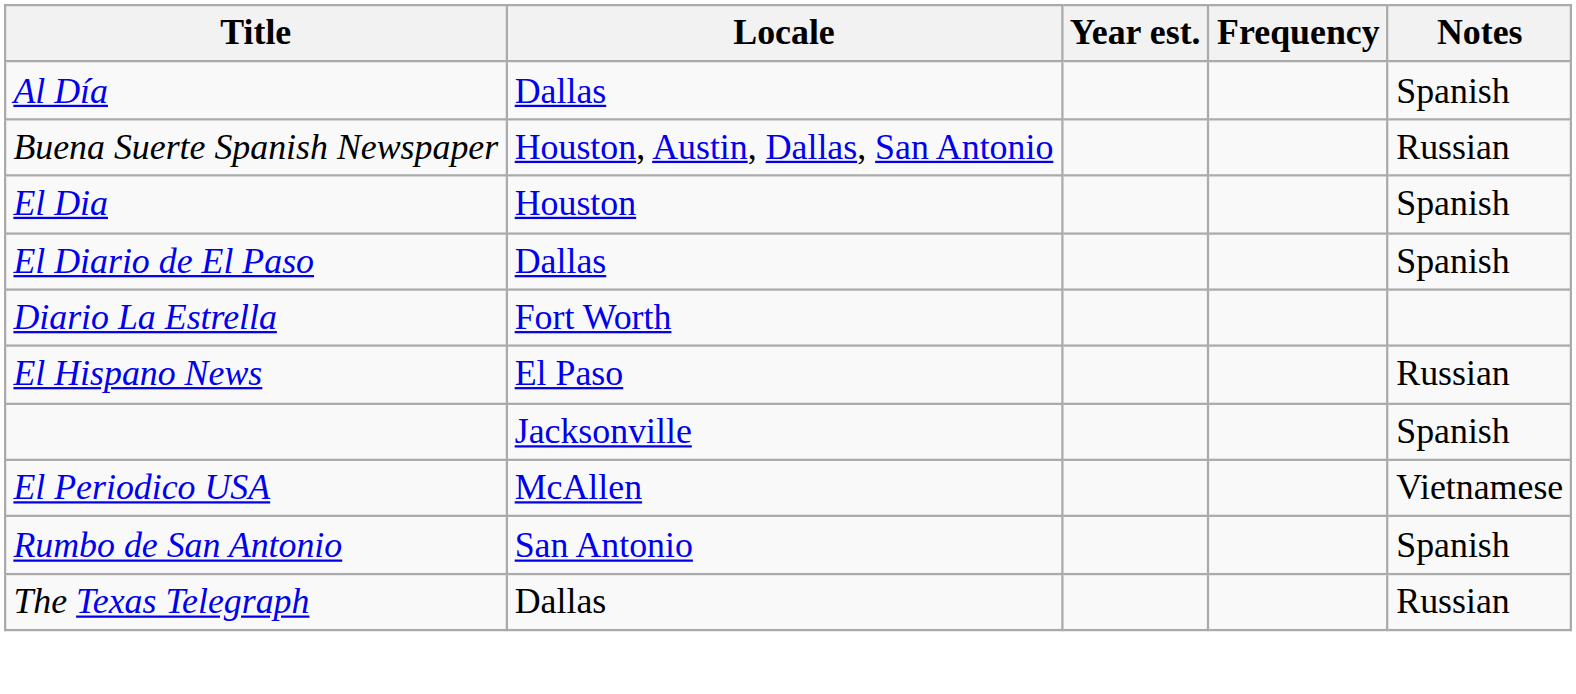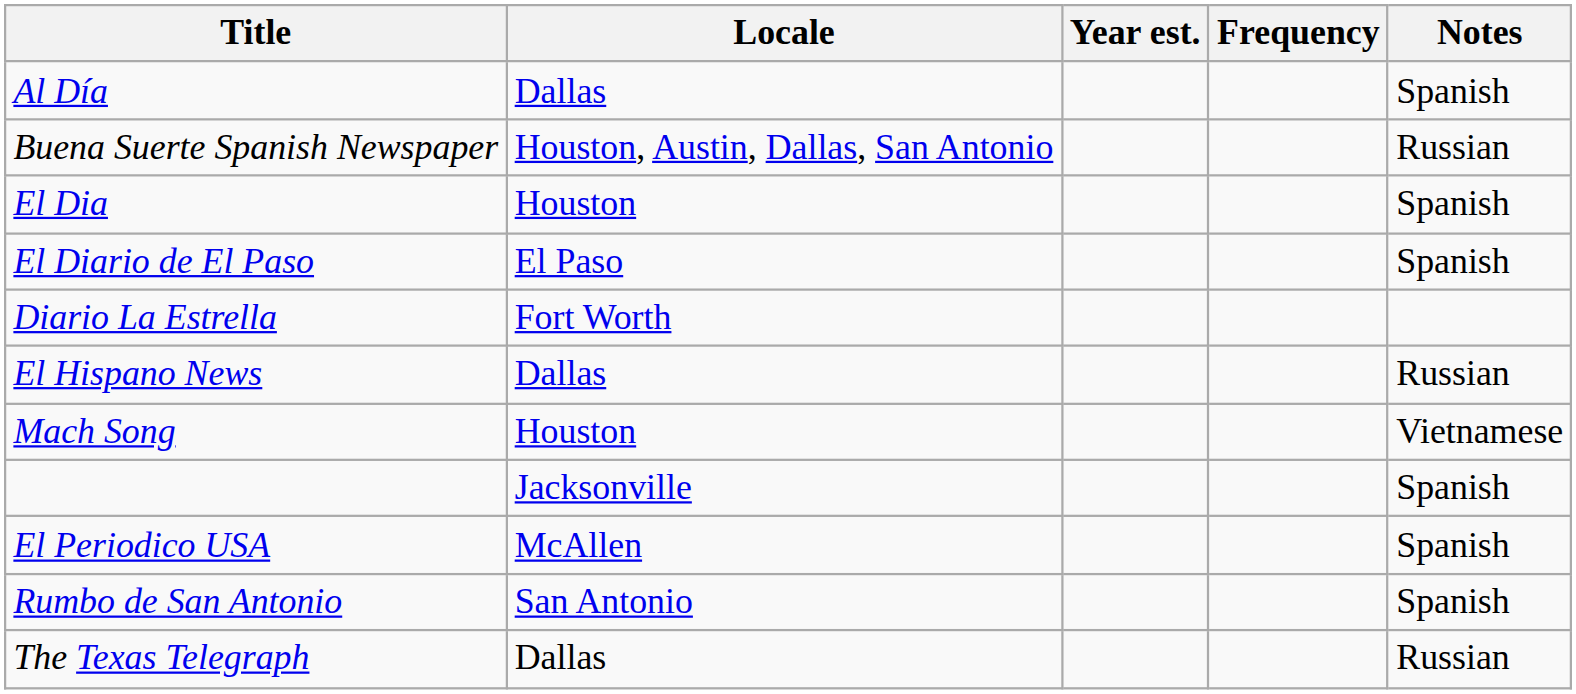(560, 260) Dallas -> (569, 260) El Paso
(569, 373) El Paso -> (560, 373) Dallas
+ row: (95, 430)
(1480, 487) Vietnamese -> (1453, 544) Spanish
